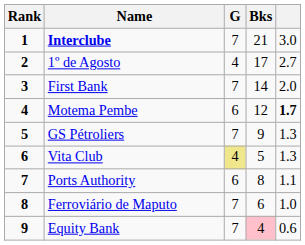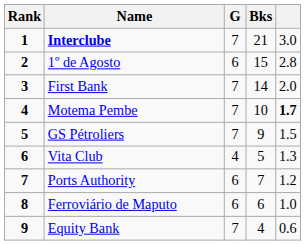(235, 63) 4 -> (235, 63) 6
(261, 63) 17 -> (261, 63) 15
(288, 63) 2.7 -> (288, 63) 2.8
(235, 110) 6 -> (235, 110) 7
(261, 110) 12 -> (261, 110) 10
(288, 134) 1.3 -> (288, 134) 1.5
(235, 157) khaki background -> (235, 157) no background
(261, 181) 8 -> (261, 181) 7
(288, 181) 1.1 -> (288, 181) 1.2
(235, 204) 7 -> (235, 204) 6
(261, 228) pink background -> (261, 228) no background
